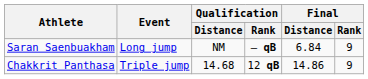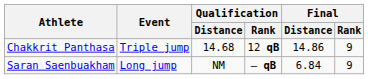rows swapped: (61, 47) <-> (61, 65)
